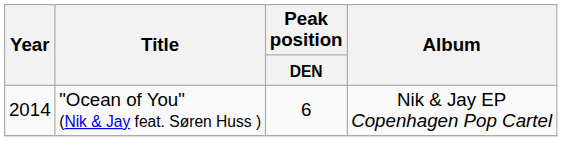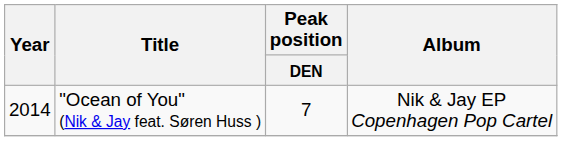(306, 110) 6 -> (306, 110) 7
